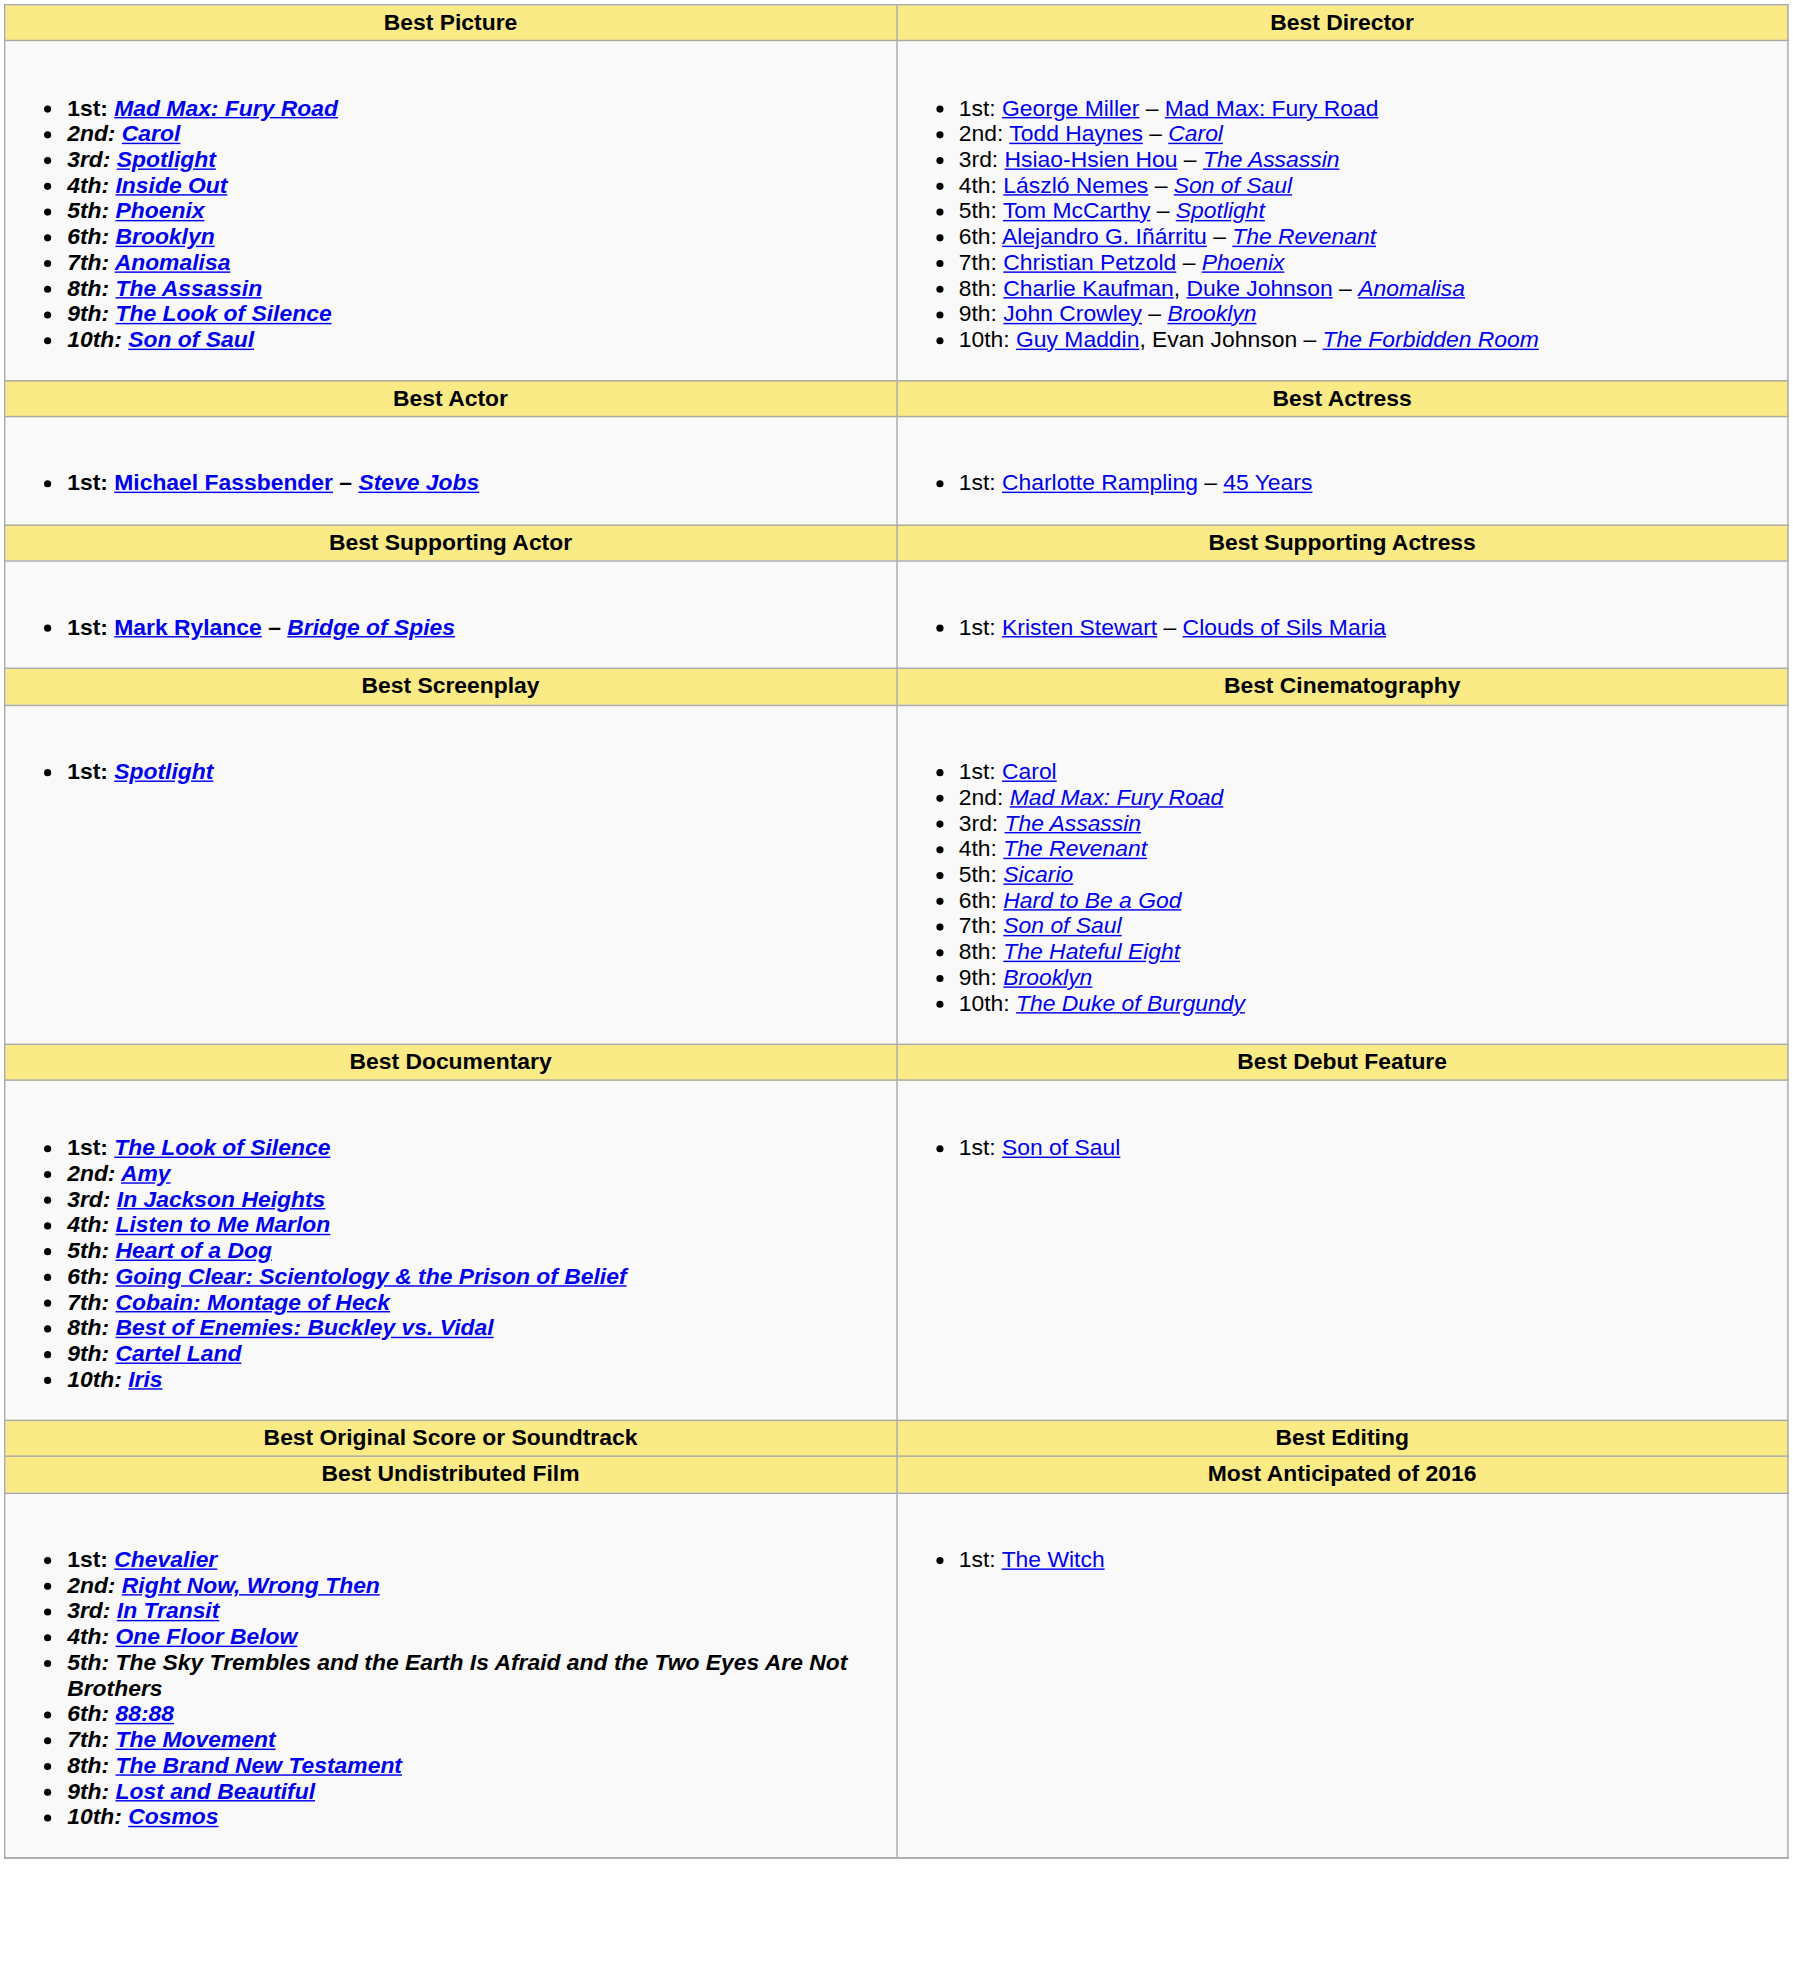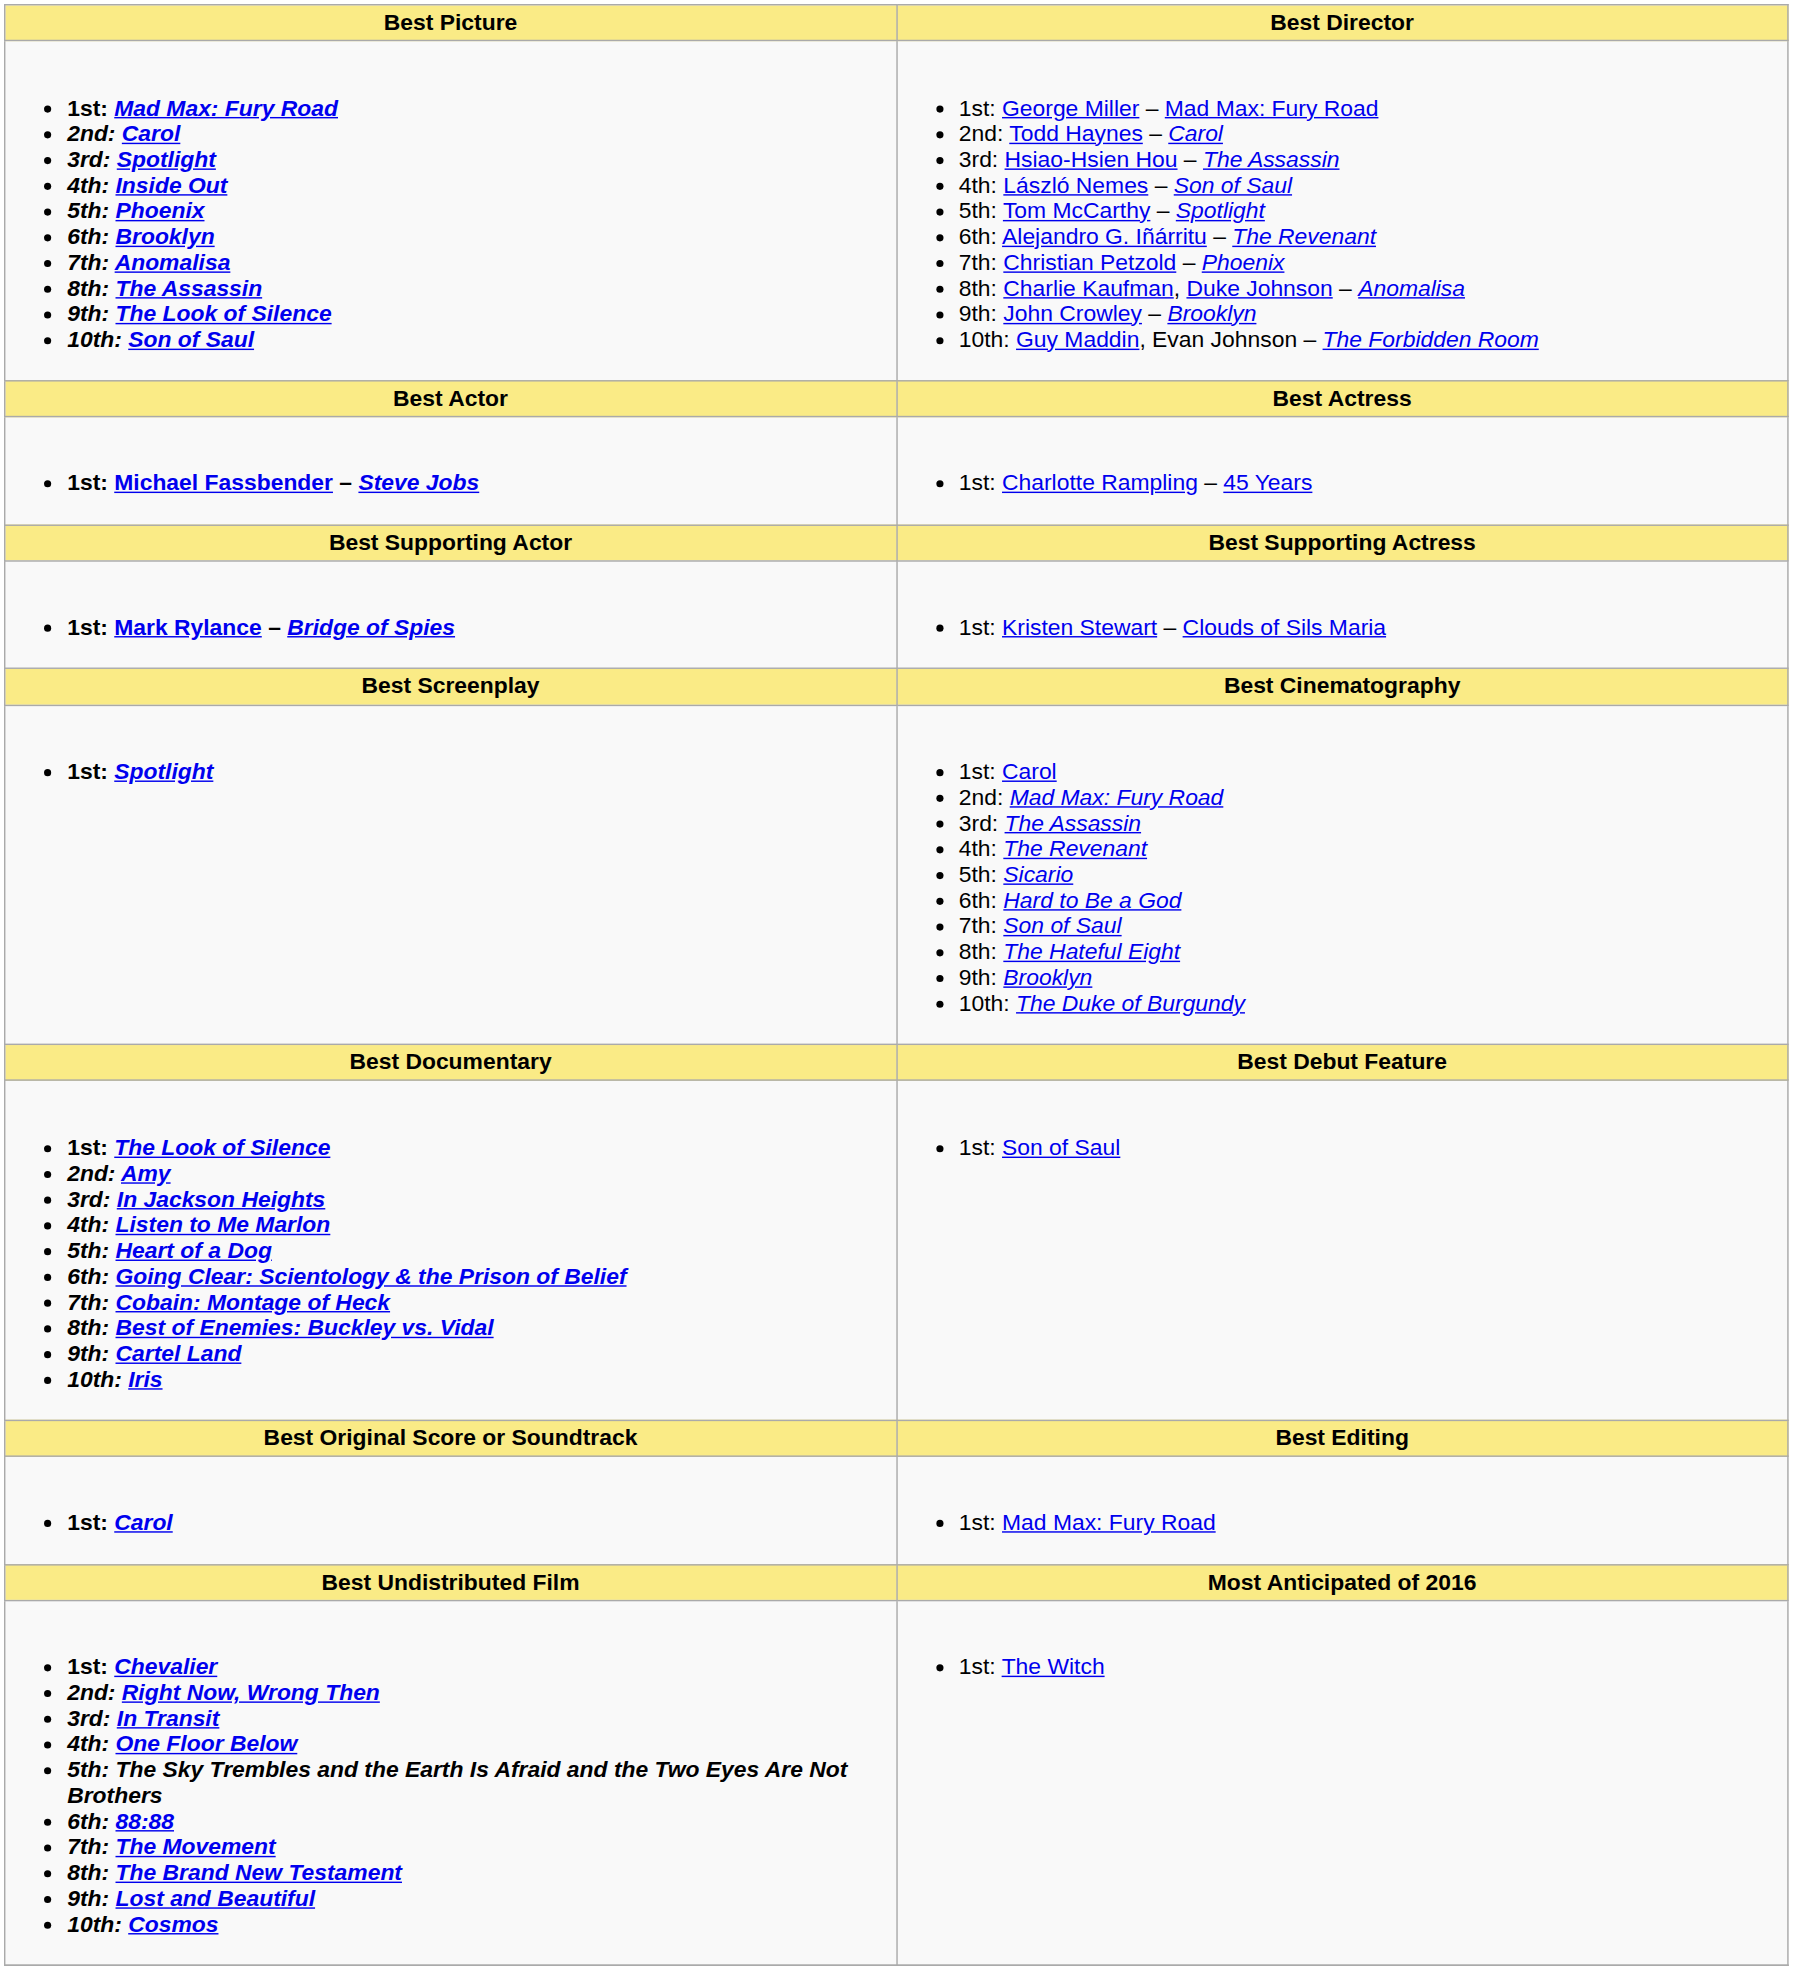+ row: (451, 1523)
